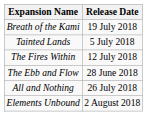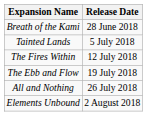(112, 27) 19 July 2018 -> (112, 27) 28 June 2018
(112, 73) 28 June 2018 -> (112, 73) 19 July 2018
